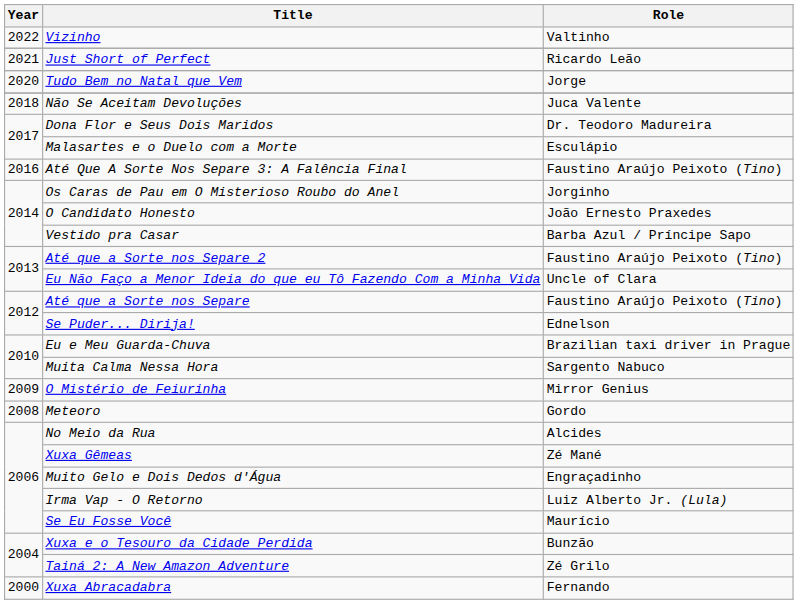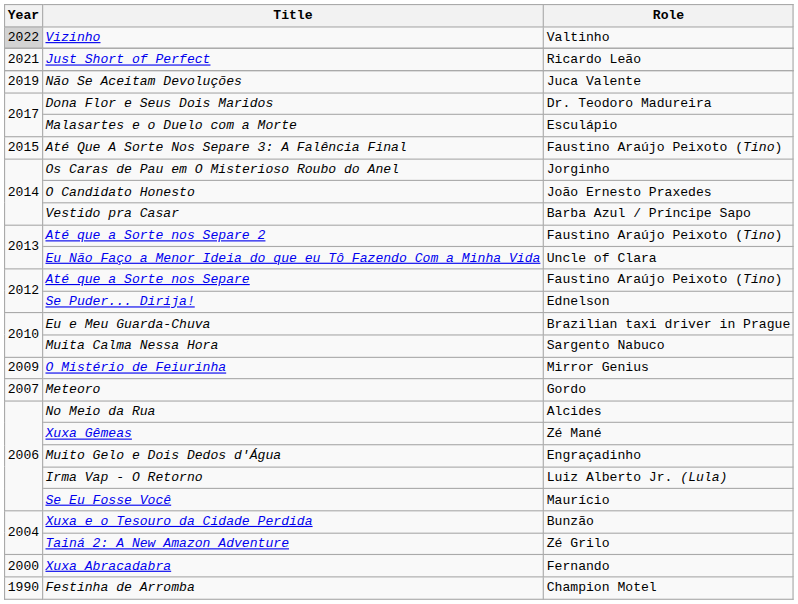(23, 37) no background -> (23, 37) lightgrey background
- row: (144, 81)
(23, 103) 2018 -> (23, 81) 2019
(23, 169) 2016 -> (23, 147) 2015
(23, 412) 2008 -> (23, 390) 2007
+ row: (120, 588)
